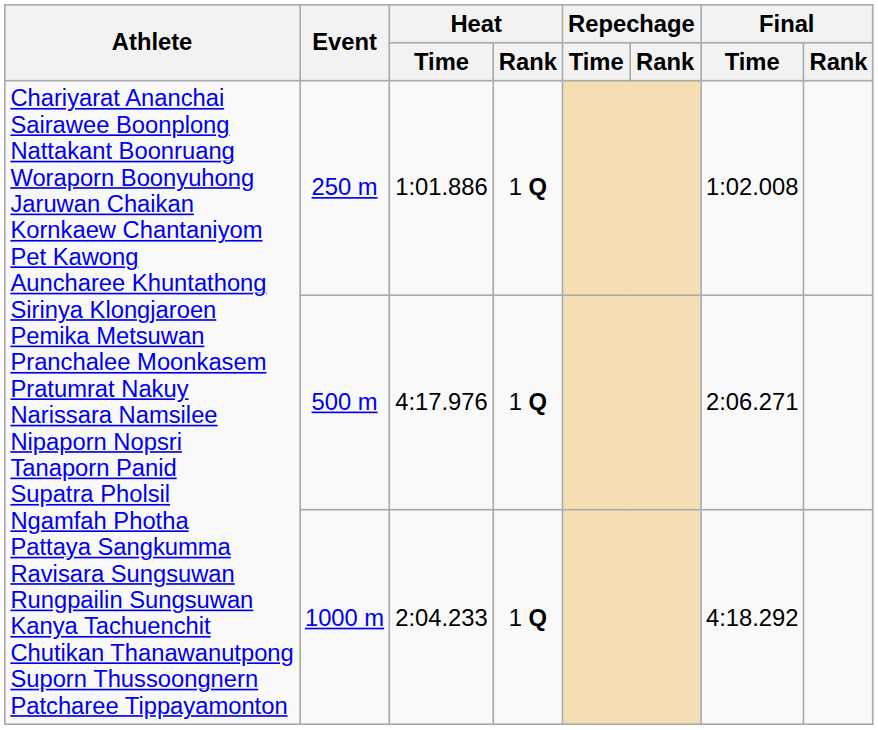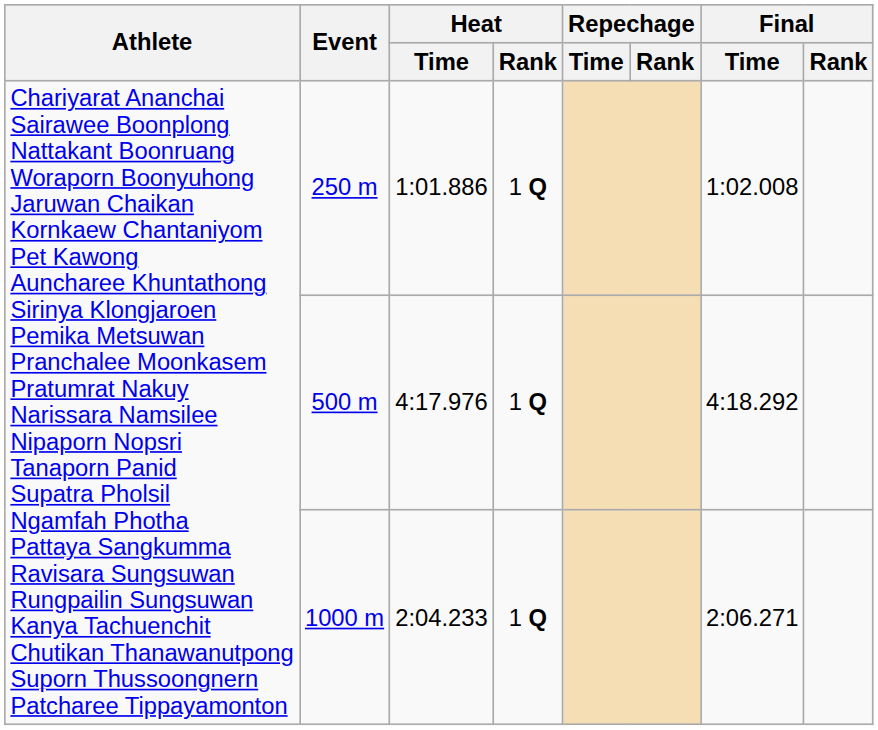(752, 403) 2:06.271 -> (752, 403) 4:18.292
(752, 618) 4:18.292 -> (752, 618) 2:06.271
